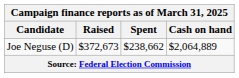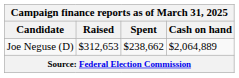(99, 47) $372,673 -> (99, 47) $312,653
